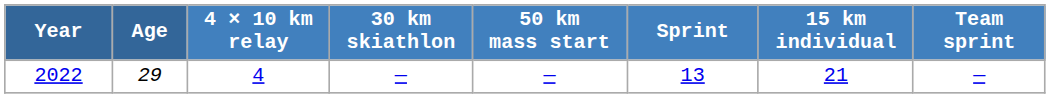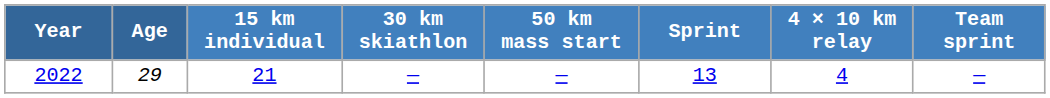columns swapped: (836, 33) <-> (258, 33)
